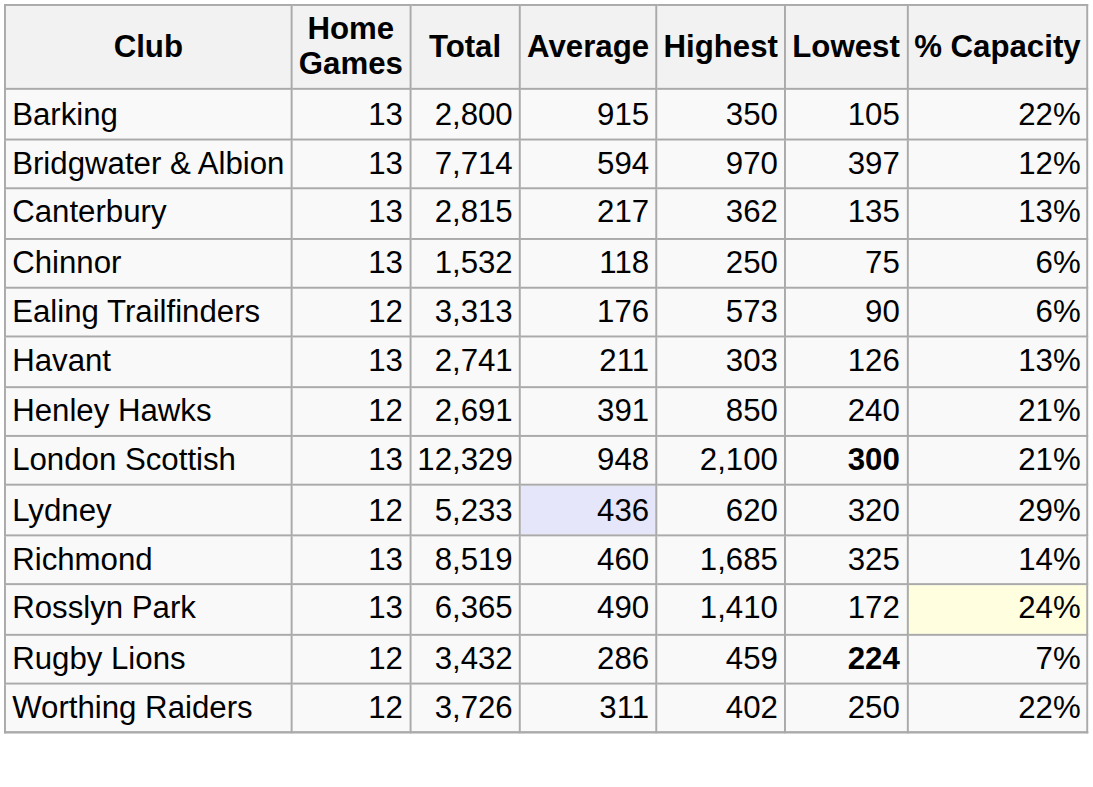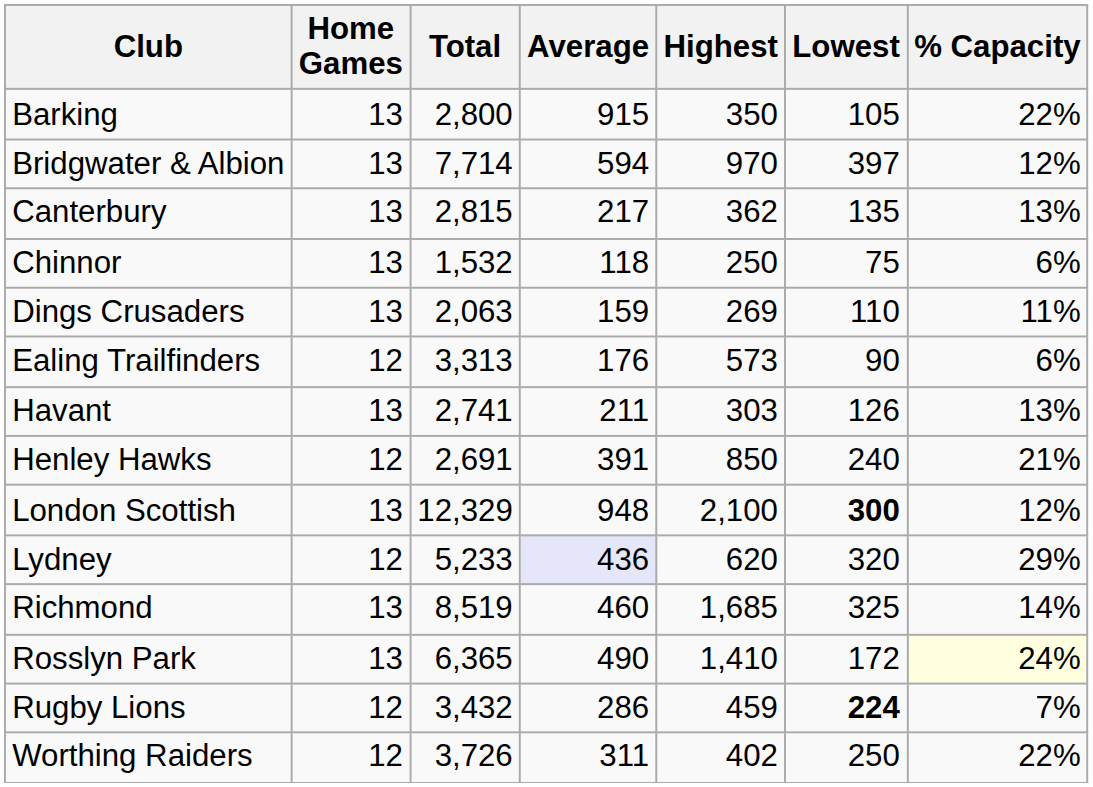+ row: (128, 311)
(1049, 460) 21% -> (1049, 509) 12%
